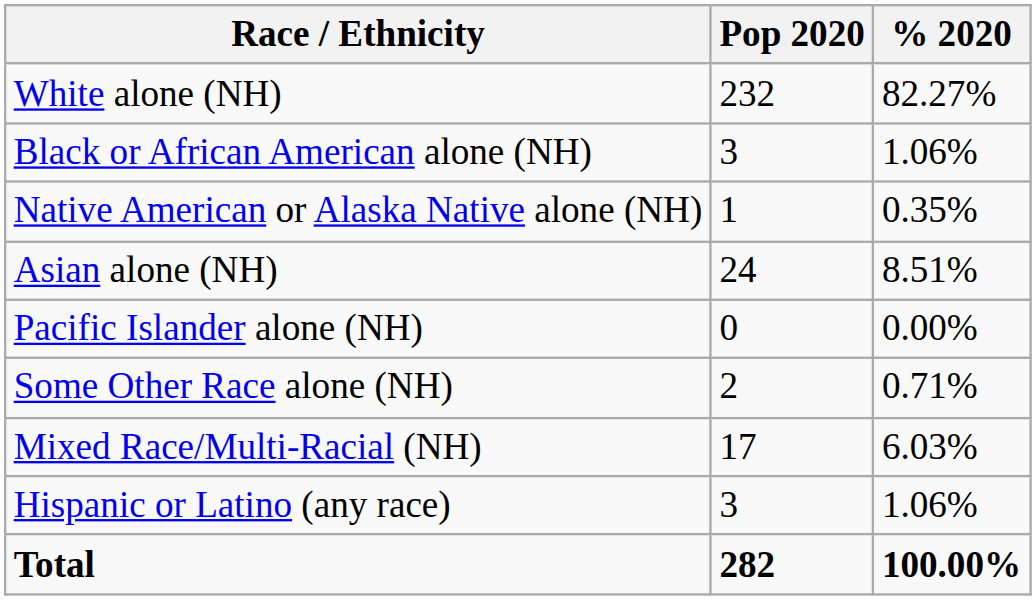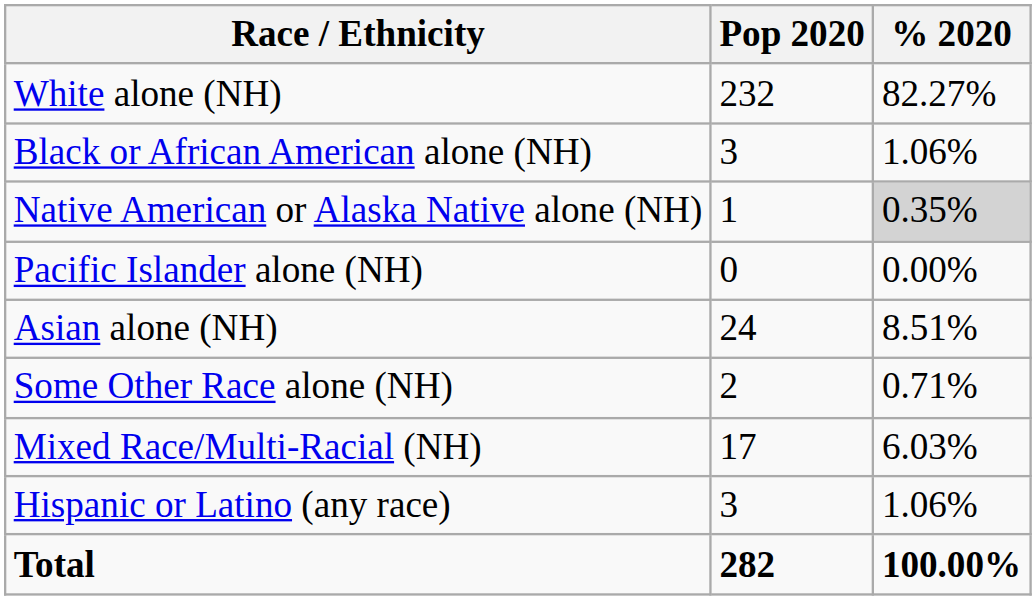(930, 210) no background -> (930, 210) lightgrey background
rows swapped: (146, 269) <-> (218, 328)
